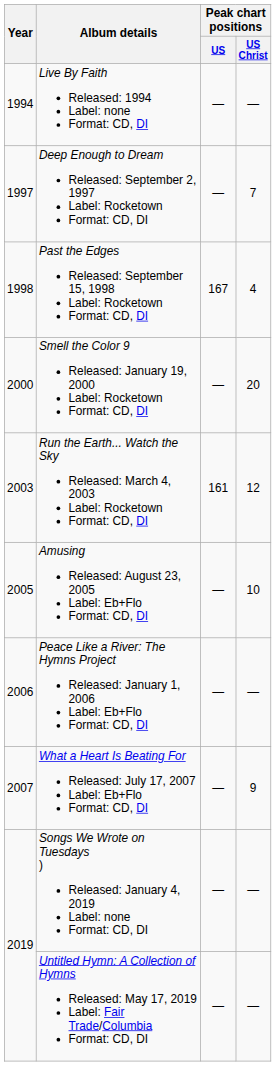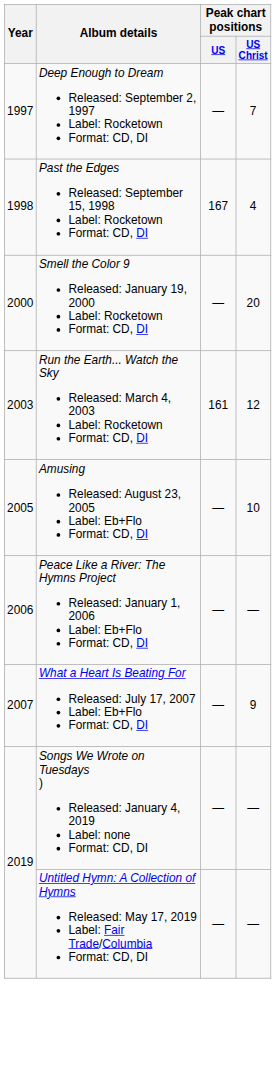- row: (118, 99)
